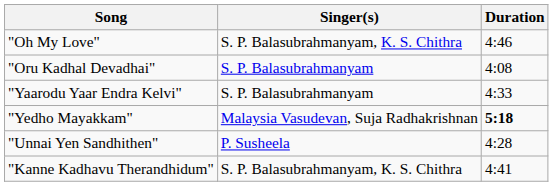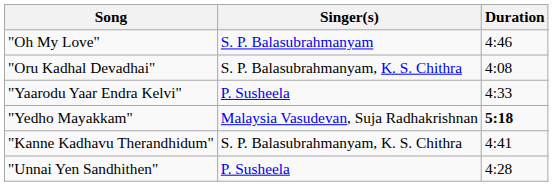(341, 42) S. P. Balasubrahmanyam, K. S. Chithra -> (297, 42) S. P. Balasubrahmanyam
(297, 67) S. P. Balasubrahmanyam -> (341, 67) S. P. Balasubrahmanyam, K. S. Chithra
(297, 93) S. P. Balasubrahmanyam -> (255, 93) P. Susheela
rows swapped: (83, 143) <-> (111, 169)
